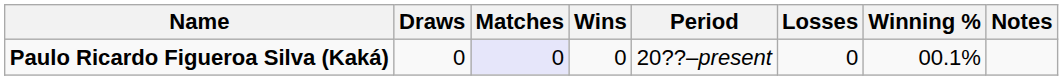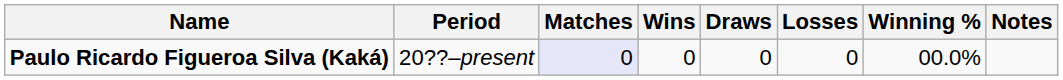columns swapped: (704, 22) <-> (432, 22)
(950, 57) 00.1% -> (950, 57) 00.0%
